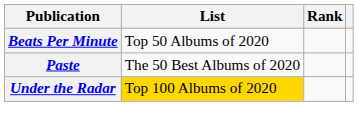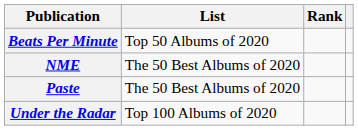+ row: (63, 64)
(201, 88) gold background -> (201, 112) no background
